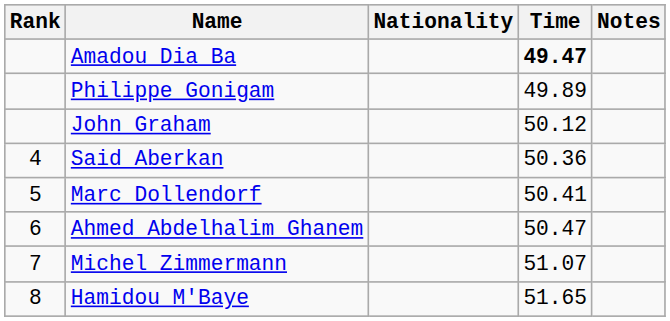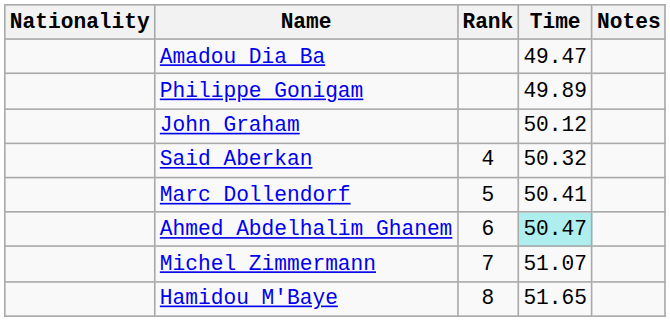columns swapped: (35, 22) <-> (443, 22)
(555, 57) bold -> (555, 57) normal
(555, 160) 50.36 -> (555, 160) 50.32
(555, 229) no background -> (555, 229) paleturquoise background
